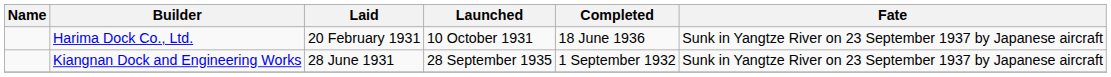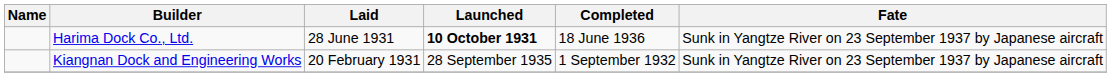(364, 38) 20 February 1931 -> (351, 38) 28 June 1931
(480, 38) normal -> (482, 38) bold
(351, 60) 28 June 1931 -> (364, 60) 20 February 1931
